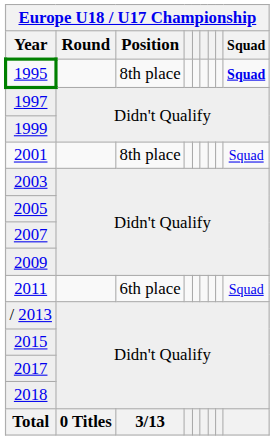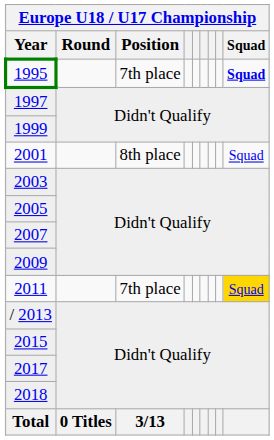(150, 73) 8th place -> (150, 73) 7th place
(150, 288) 6th place -> (150, 288) 7th place
(246, 289) no background -> (246, 289) gold background
